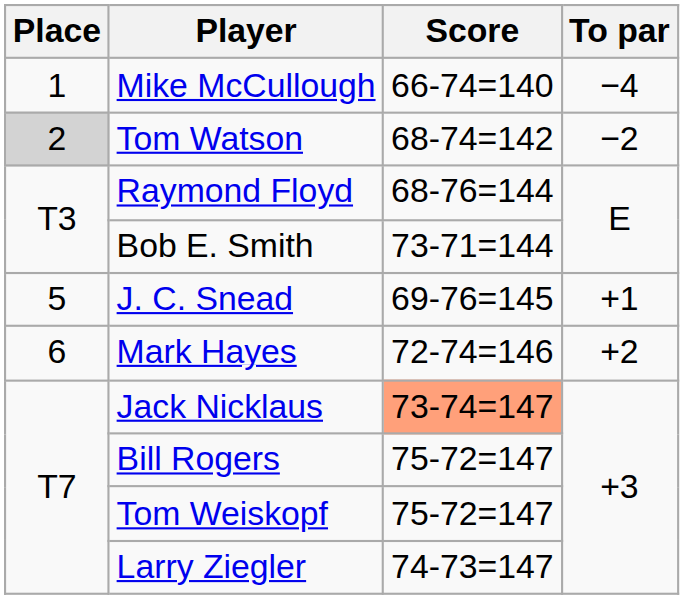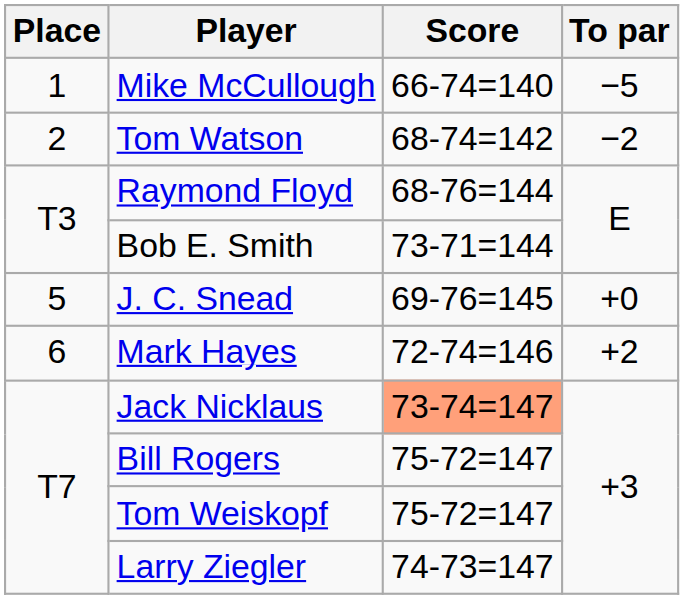(619, 84) −4 -> (619, 84) −5
(57, 138) lightgrey background -> (57, 138) no background
(619, 298) +1 -> (619, 298) +0
